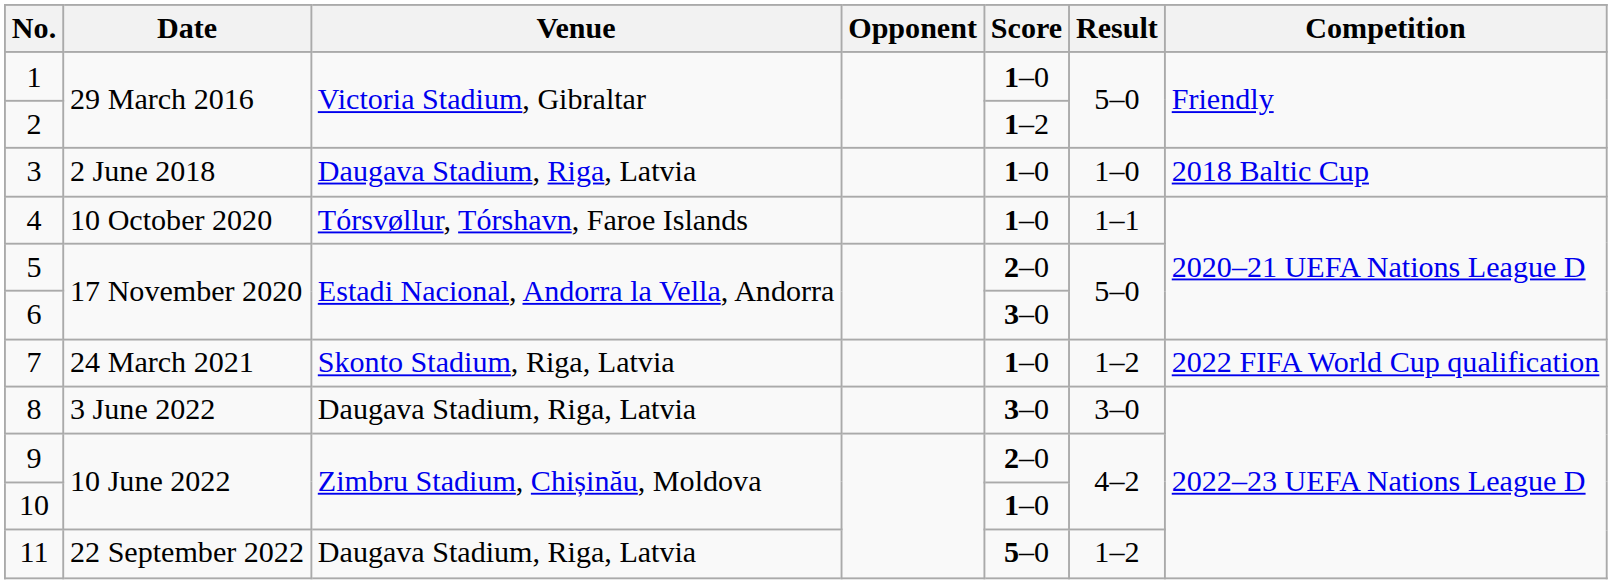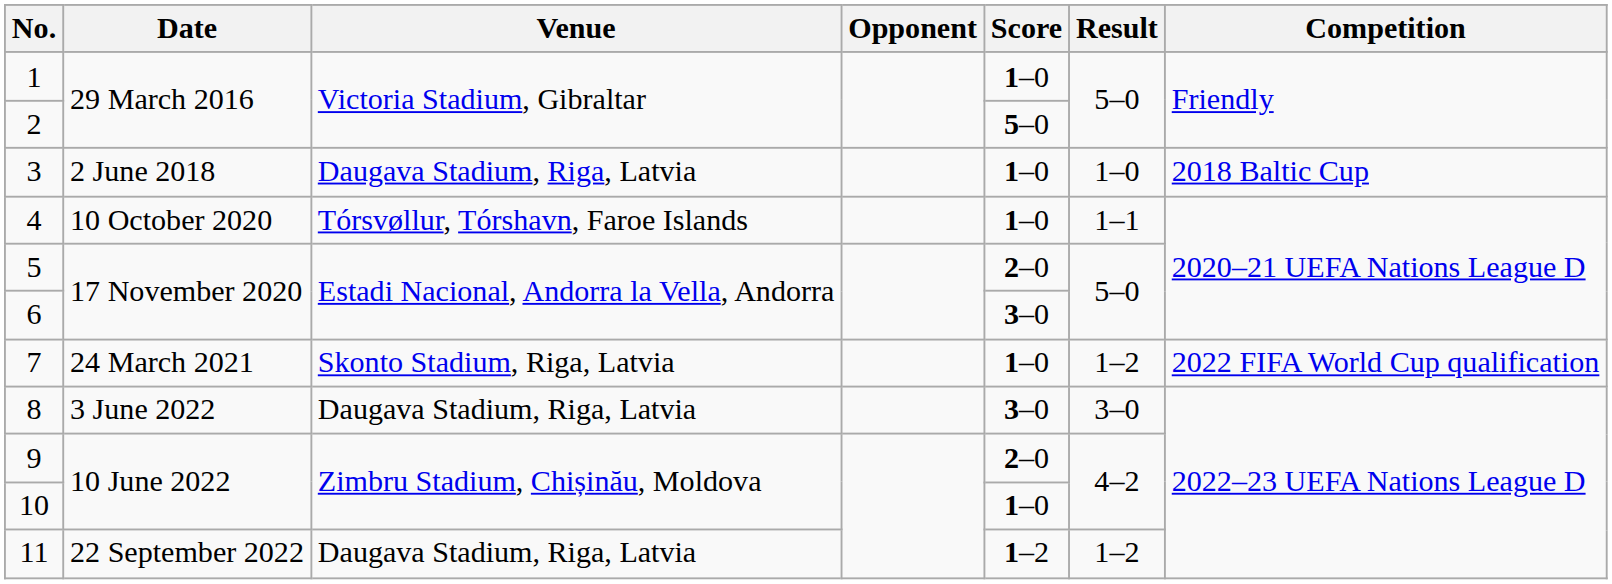(1026, 123) 1–2 -> (1026, 123) 5–0
(1026, 553) 5–0 -> (1026, 553) 1–2
